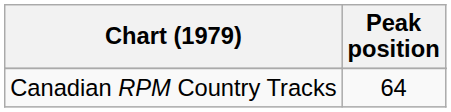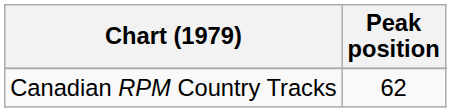(394, 87) 64 -> (394, 87) 62
